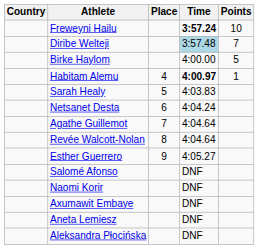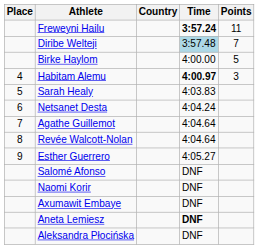columns swapped: (164, 12) <-> (26, 12)
(236, 28) 10 -> (236, 28) 11
(236, 76) 1 -> (236, 76) 3
(192, 220) normal -> (192, 220) bold
